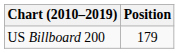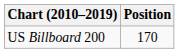(147, 37) 179 -> (147, 37) 170
